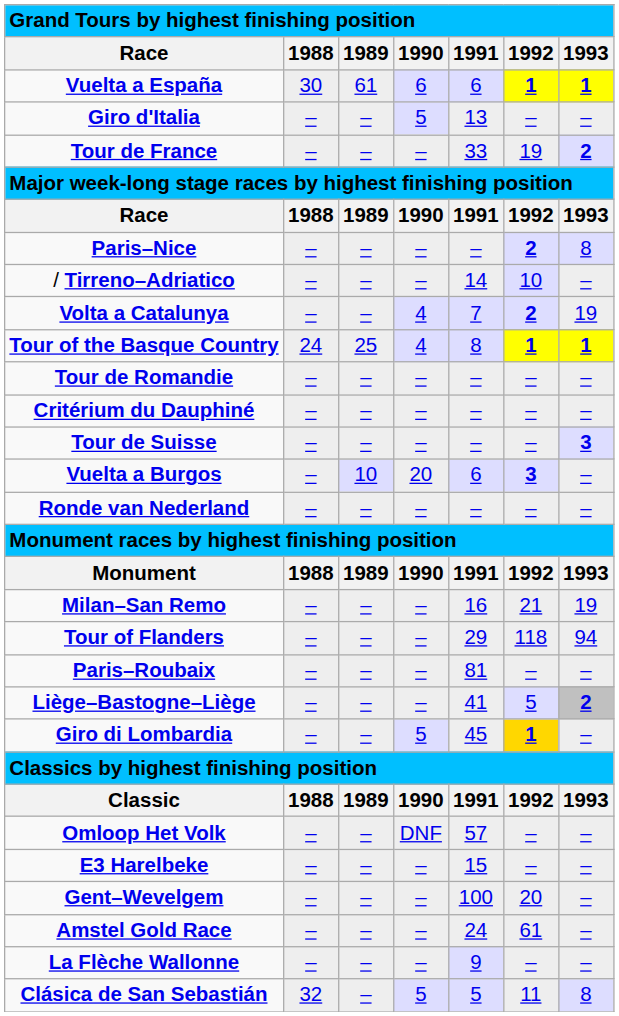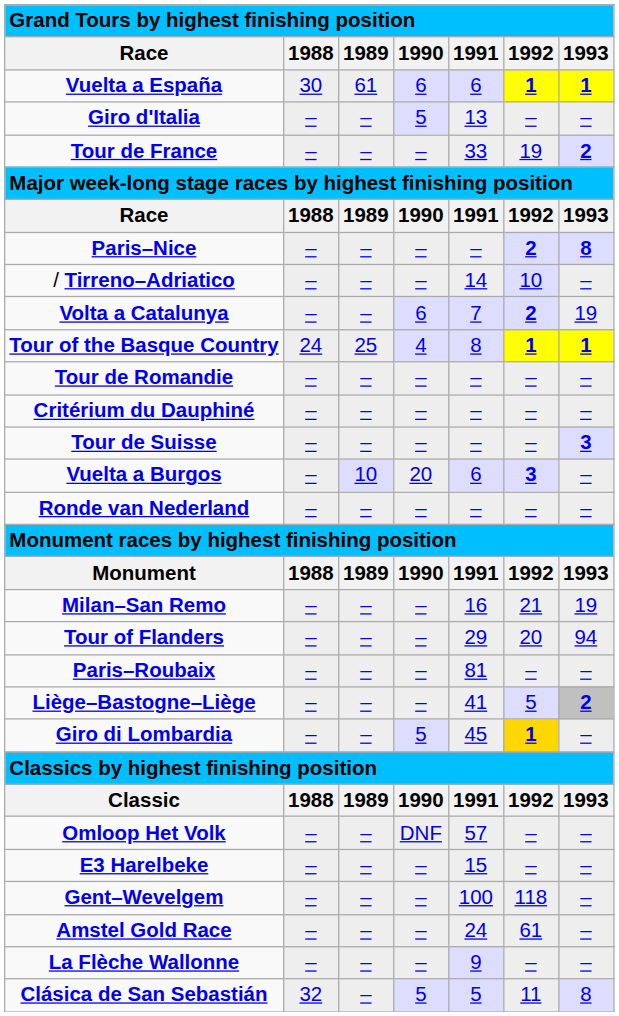(586, 248) normal -> (586, 248) bold
(421, 313) 4 -> (421, 313) 6
(531, 637) 118 -> (531, 637) 20
(531, 897) 20 -> (531, 897) 118
